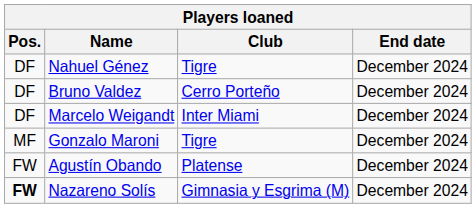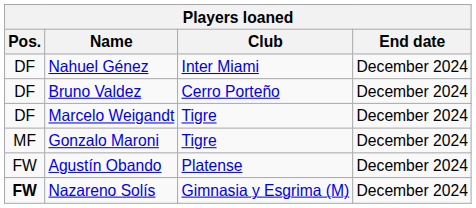(199, 67) Tigre -> (220, 67) Inter Miami
(220, 116) Inter Miami -> (199, 116) Tigre
